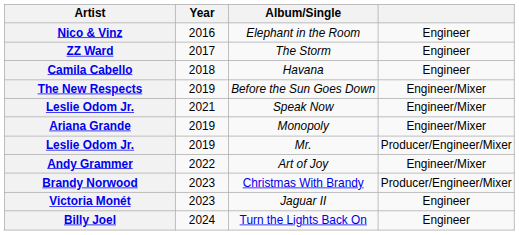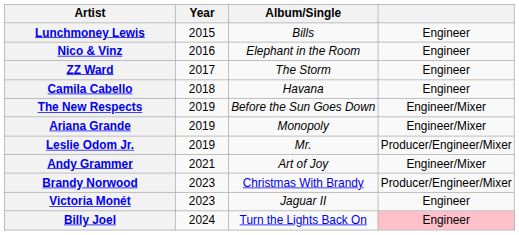+ row: (90, 32)
- row: (90, 107)
(202, 164) 2022 -> (202, 164) 2021
(446, 220) no background -> (446, 220) pink background
